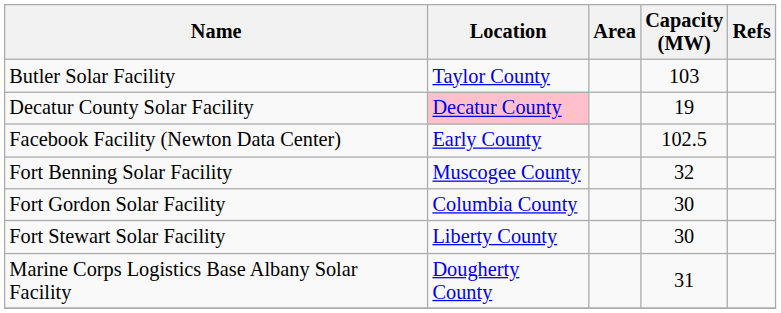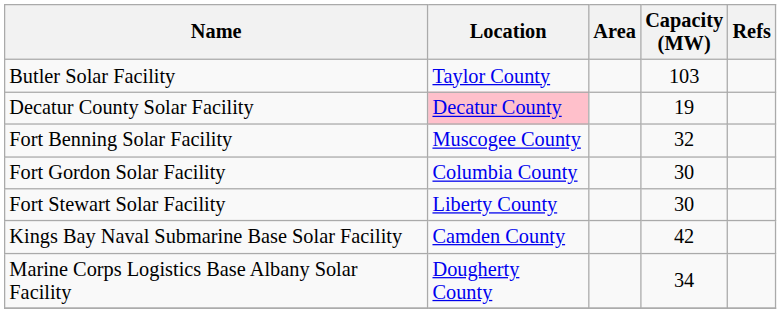- row: (175, 140)
+ row: (206, 236)
(684, 280) 31 -> (684, 280) 34
